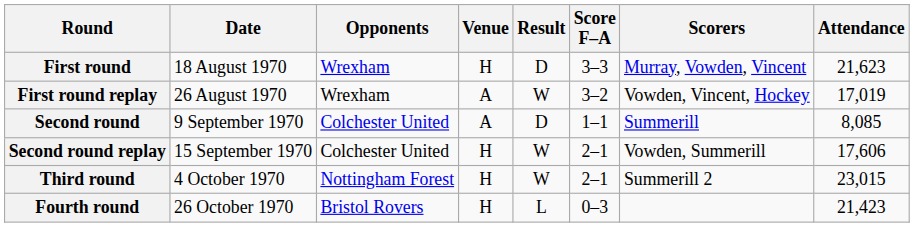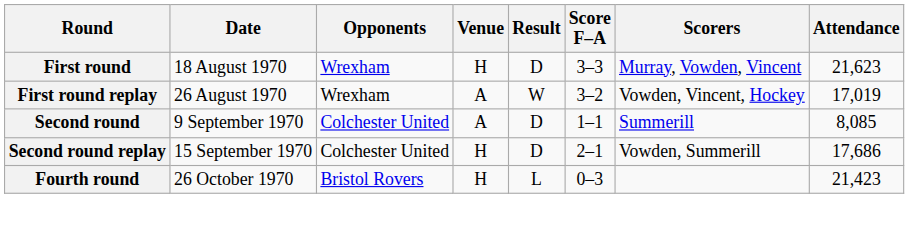(541, 151) W -> (536, 151) D
(861, 151) 17,606 -> (856, 151) 17,686
- row: (87, 179)
